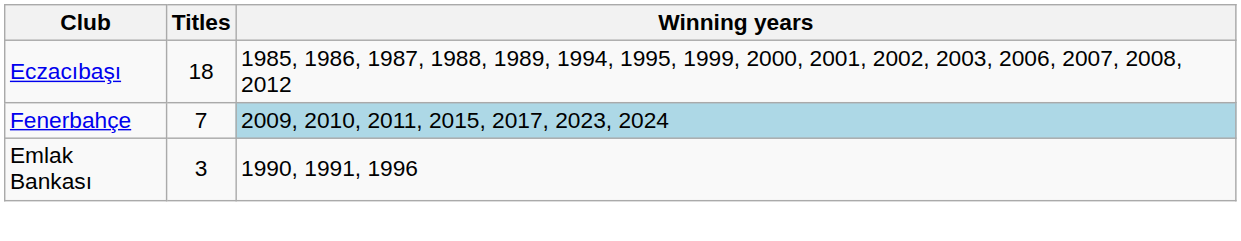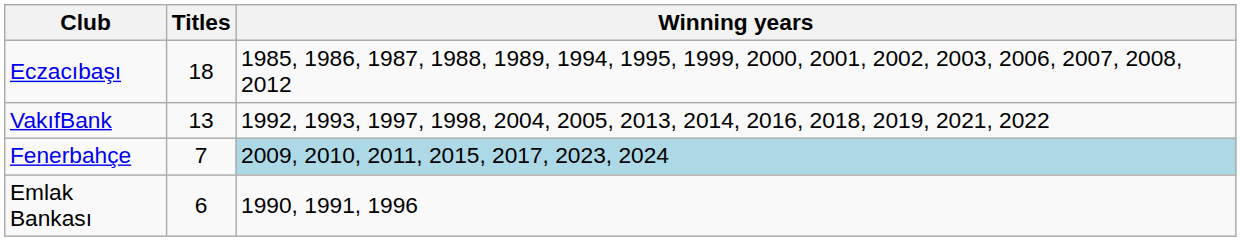+ row: (61, 120)
(201, 168) 3 -> (201, 204) 6
